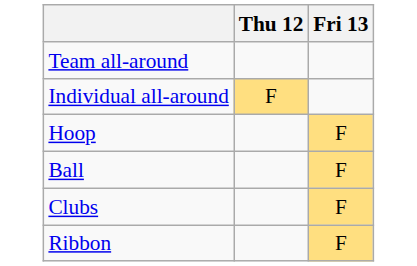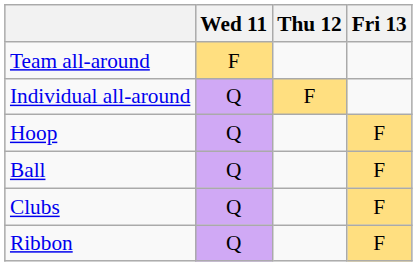+ column: (234, 23)
